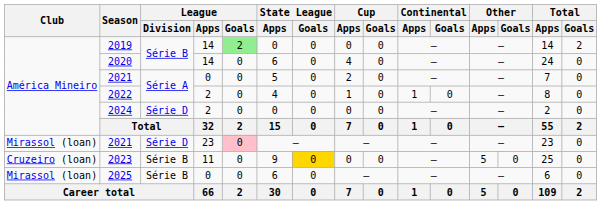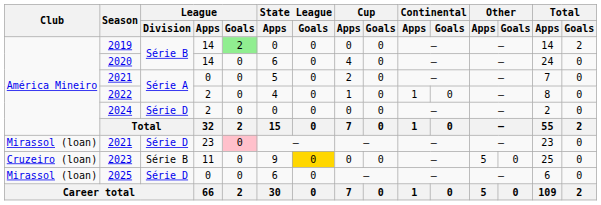(167, 176) Série B -> (167, 176) Série D
